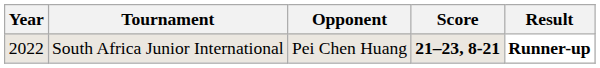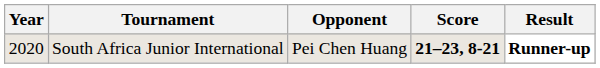(26, 48) 2022 -> (26, 48) 2020
